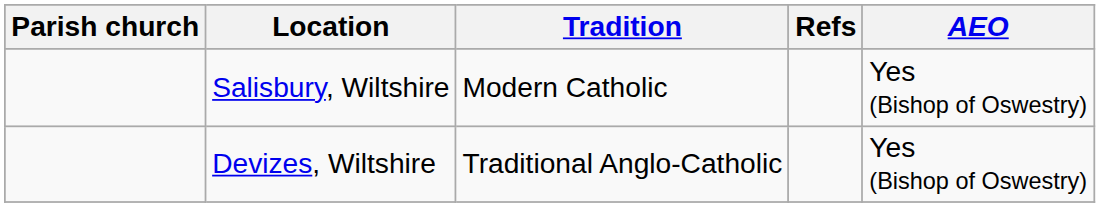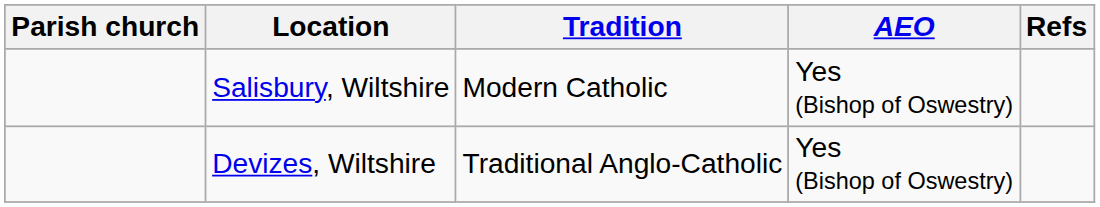columns swapped: (978, 26) <-> (826, 26)
